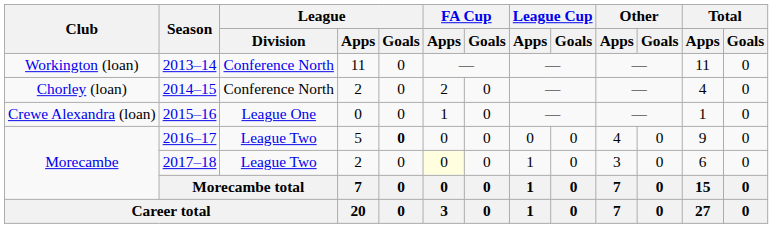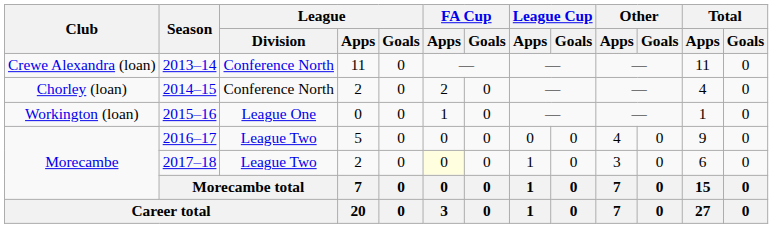(82, 65) Workington (loan) -> (82, 65) Crewe Alexandra (loan)
(82, 114) Crewe Alexandra (loan) -> (82, 114) Workington (loan)
(401, 138) bold -> (401, 138) normal
